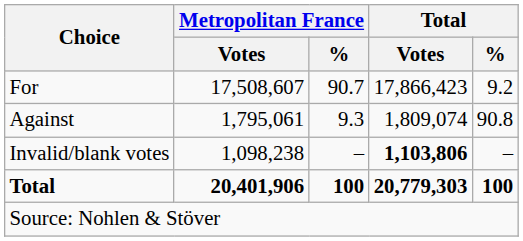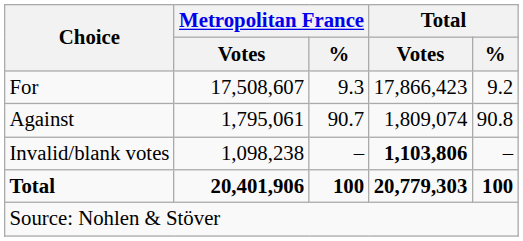(346, 86) 90.7 -> (351, 86) 9.3
(351, 119) 9.3 -> (346, 119) 90.7
